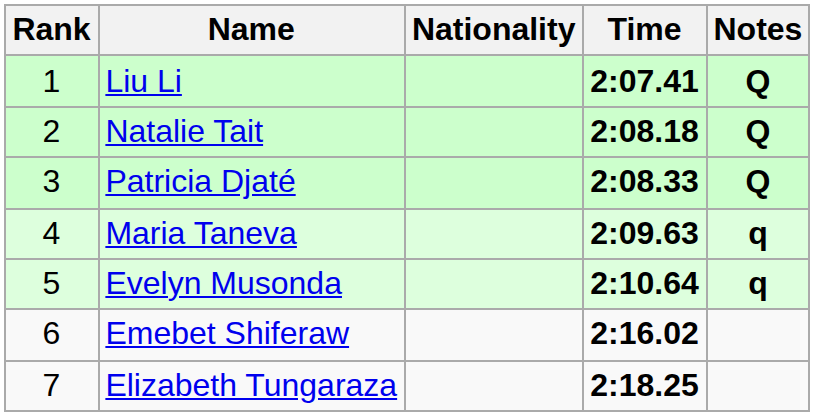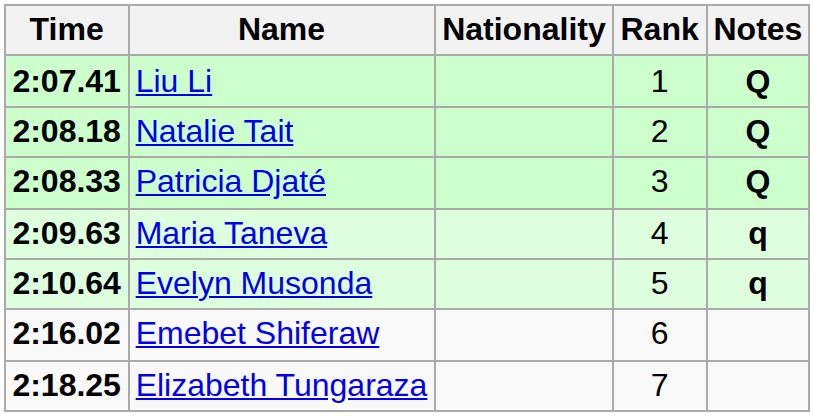columns swapped: (52, 29) <-> (644, 29)
